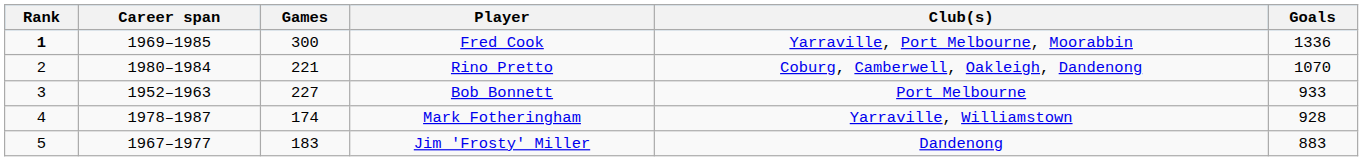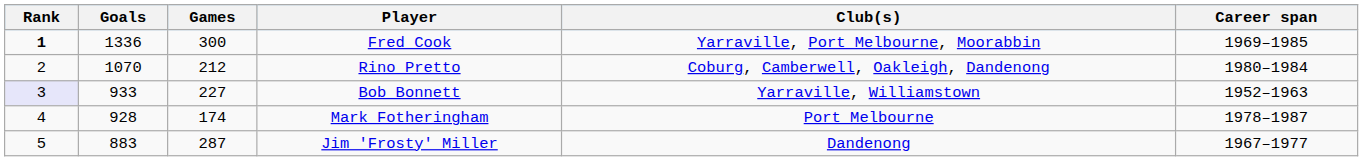columns swapped: (1312, 17) <-> (169, 17)
(305, 68) 221 -> (212, 68) 212
(42, 93) no background -> (42, 93) lavender background
(961, 93) Port Melbourne -> (869, 93) Yarraville, Williamstown
(961, 118) Yarraville, Williamstown -> (869, 118) Port Melbourne
(305, 143) 183 -> (212, 143) 287
